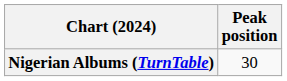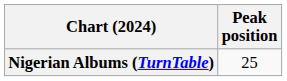(250, 62) 30 -> (250, 62) 25
